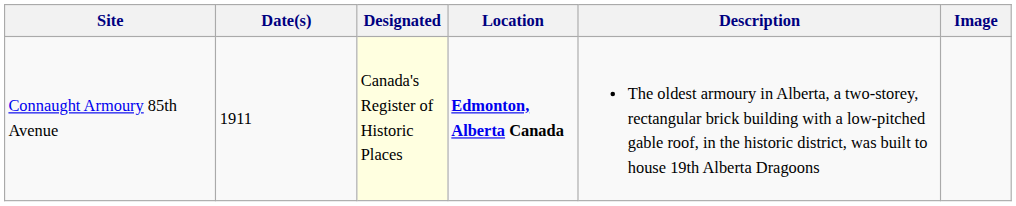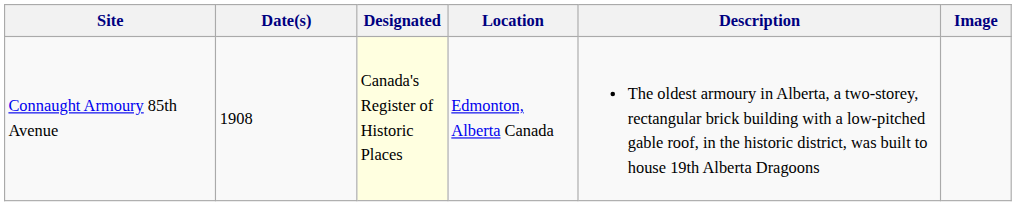(236, 118) 1911 -> (236, 118) 1908
(508, 118) bold -> (503, 118) normal
